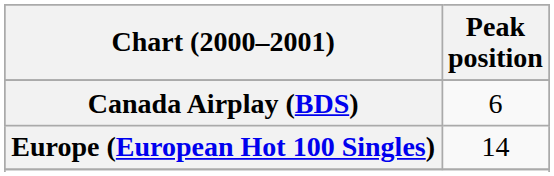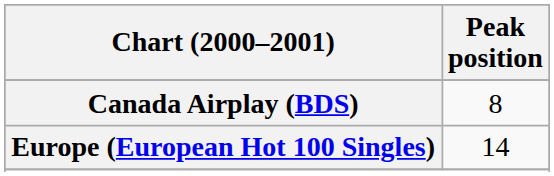(495, 102) 6 -> (495, 102) 8
